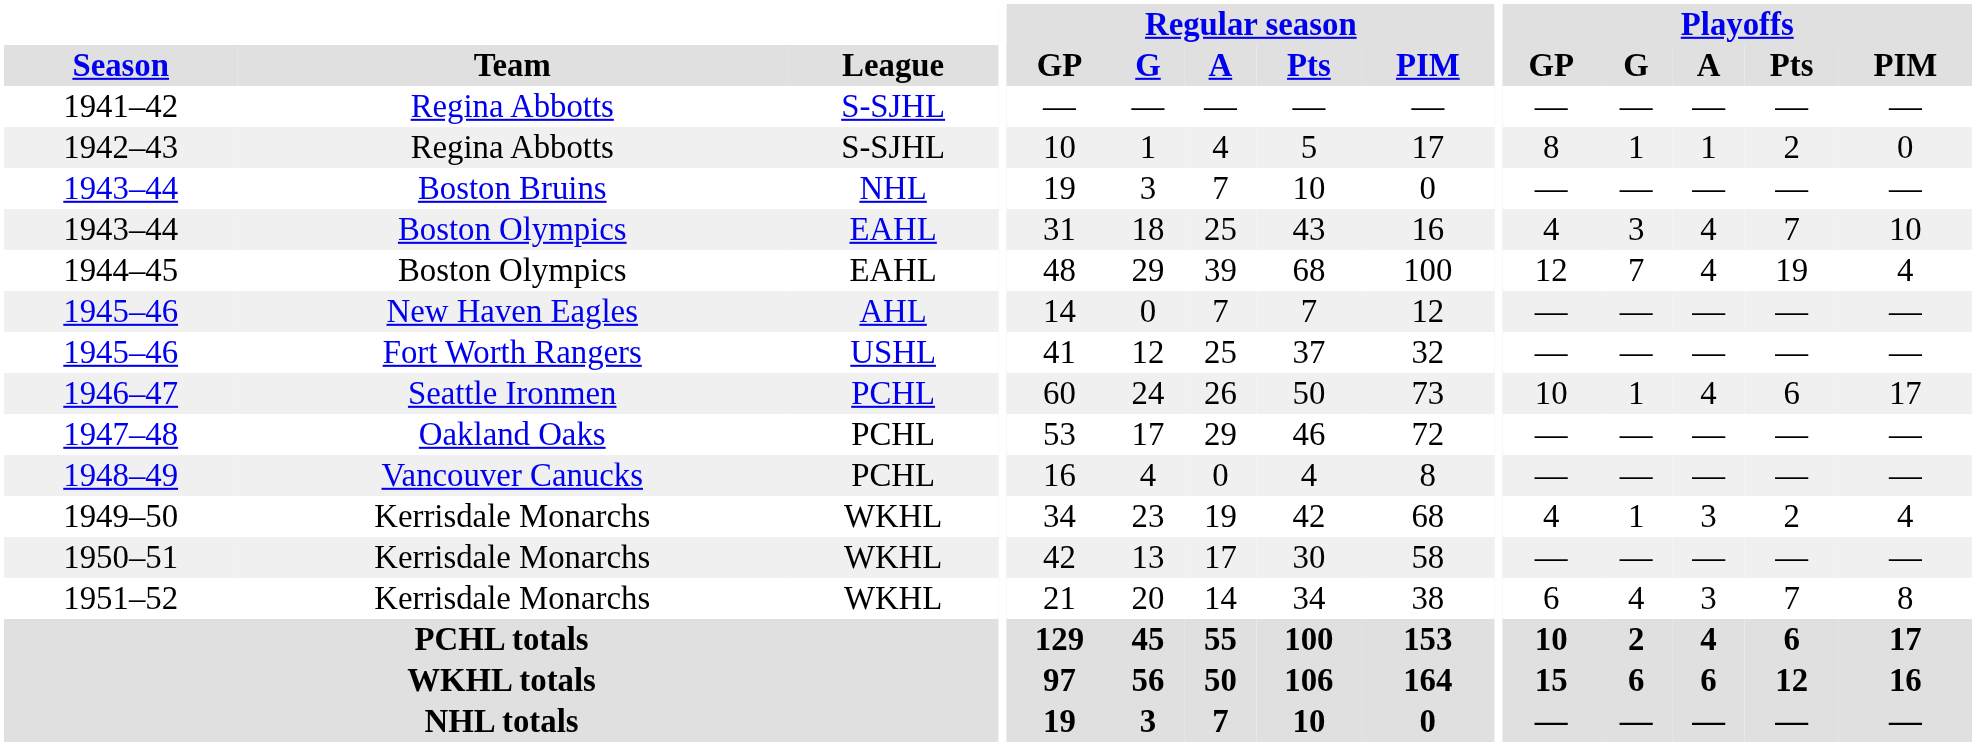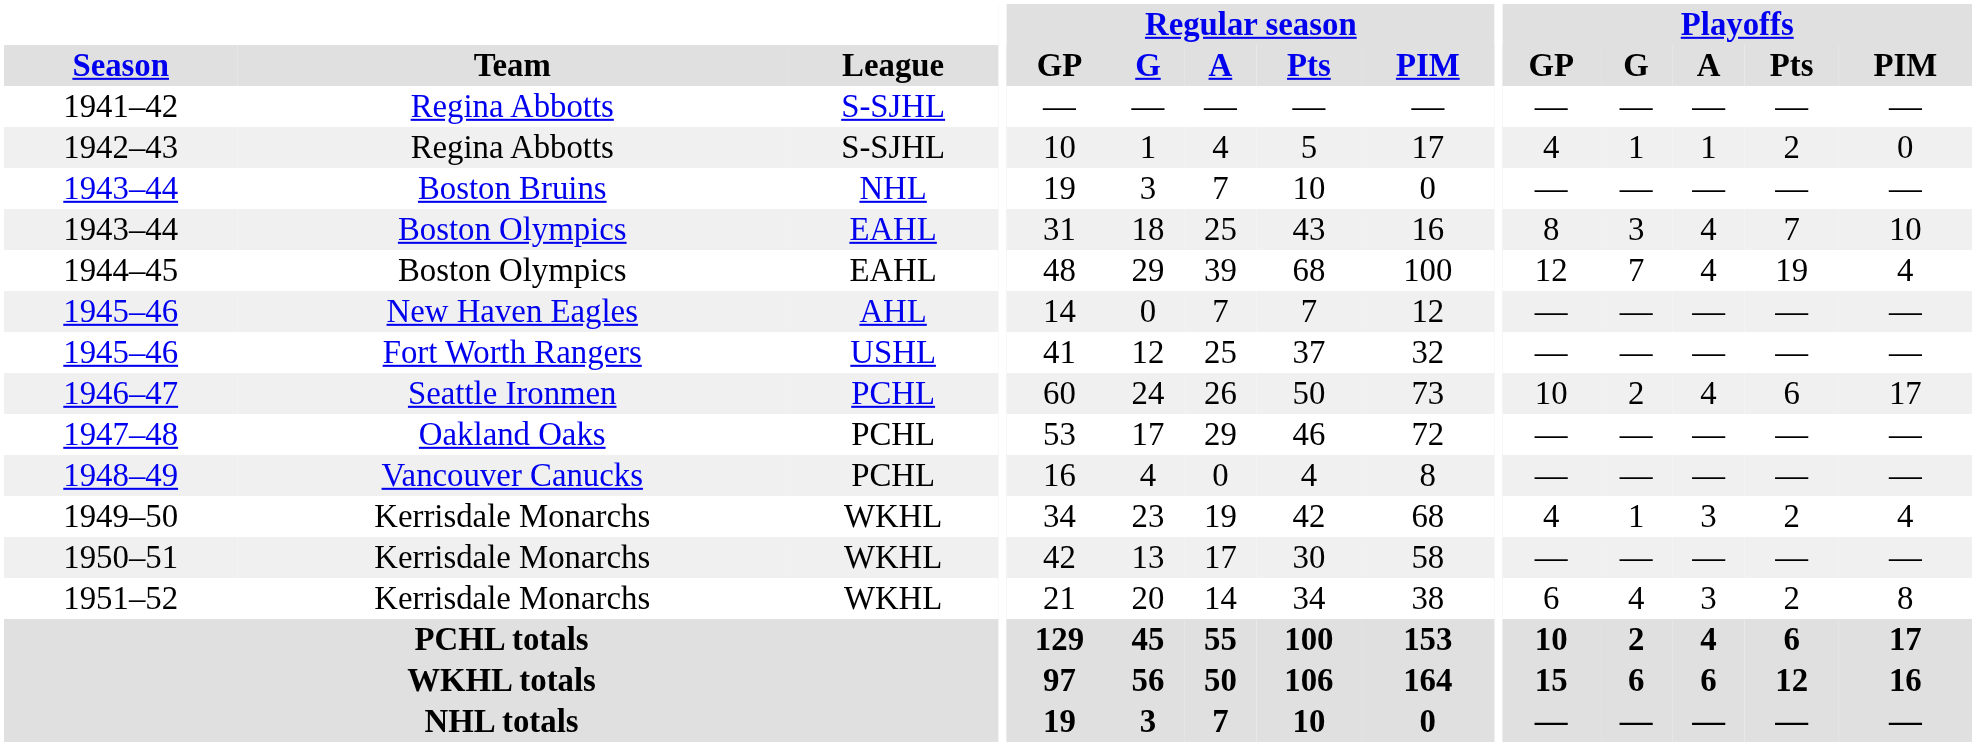(1551, 146) 8 -> (1551, 146) 4
(1551, 228) 4 -> (1551, 228) 8
(1636, 392) 1 -> (1636, 392) 2
(1792, 597) 7 -> (1792, 597) 2
